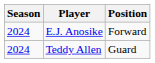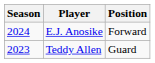(18, 49) 2024 -> (18, 49) 2023
